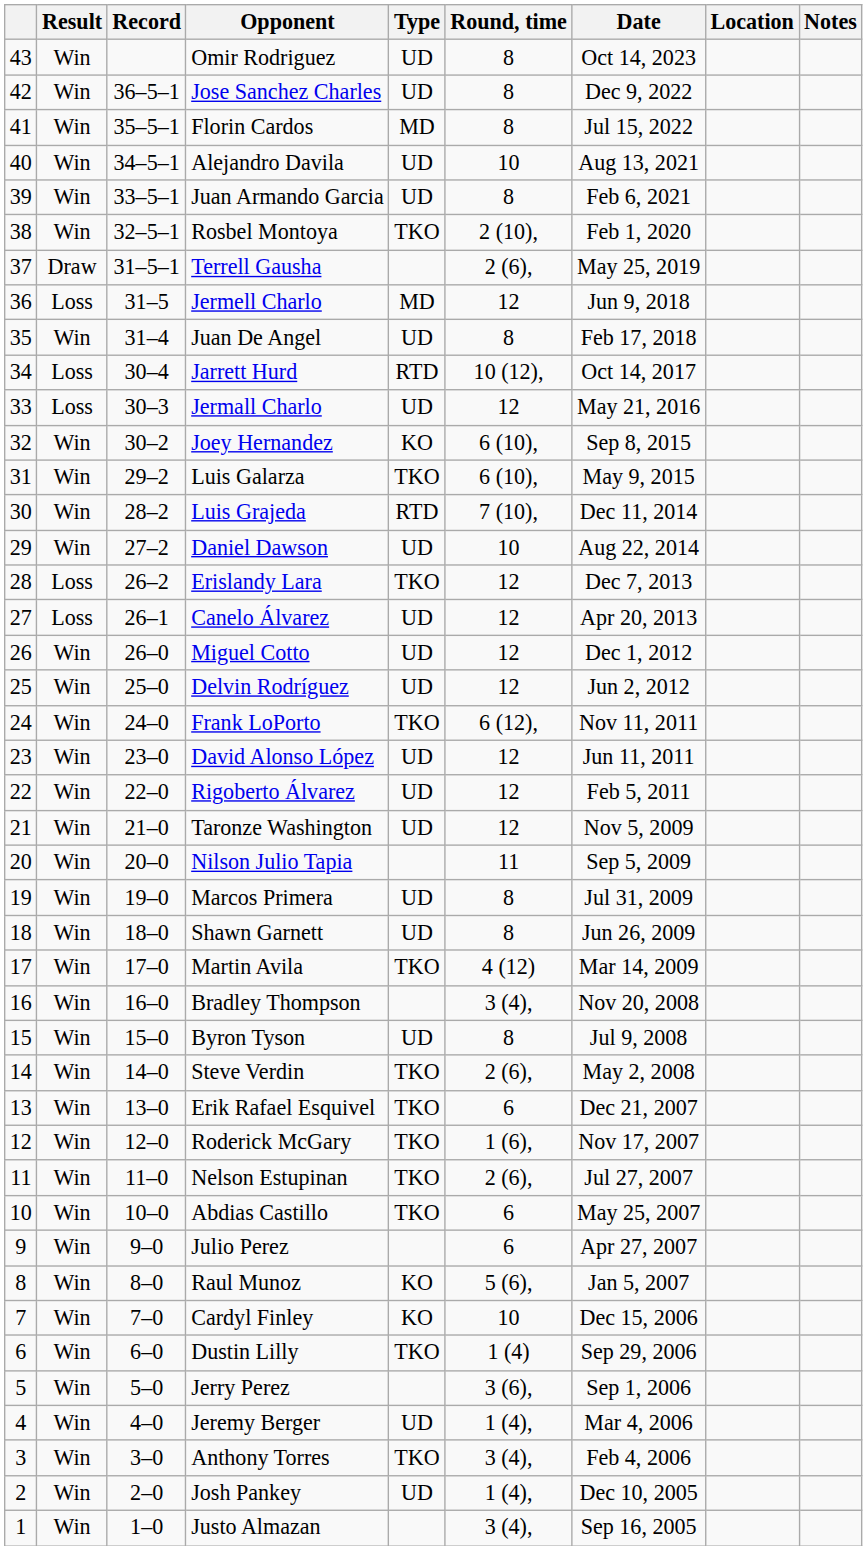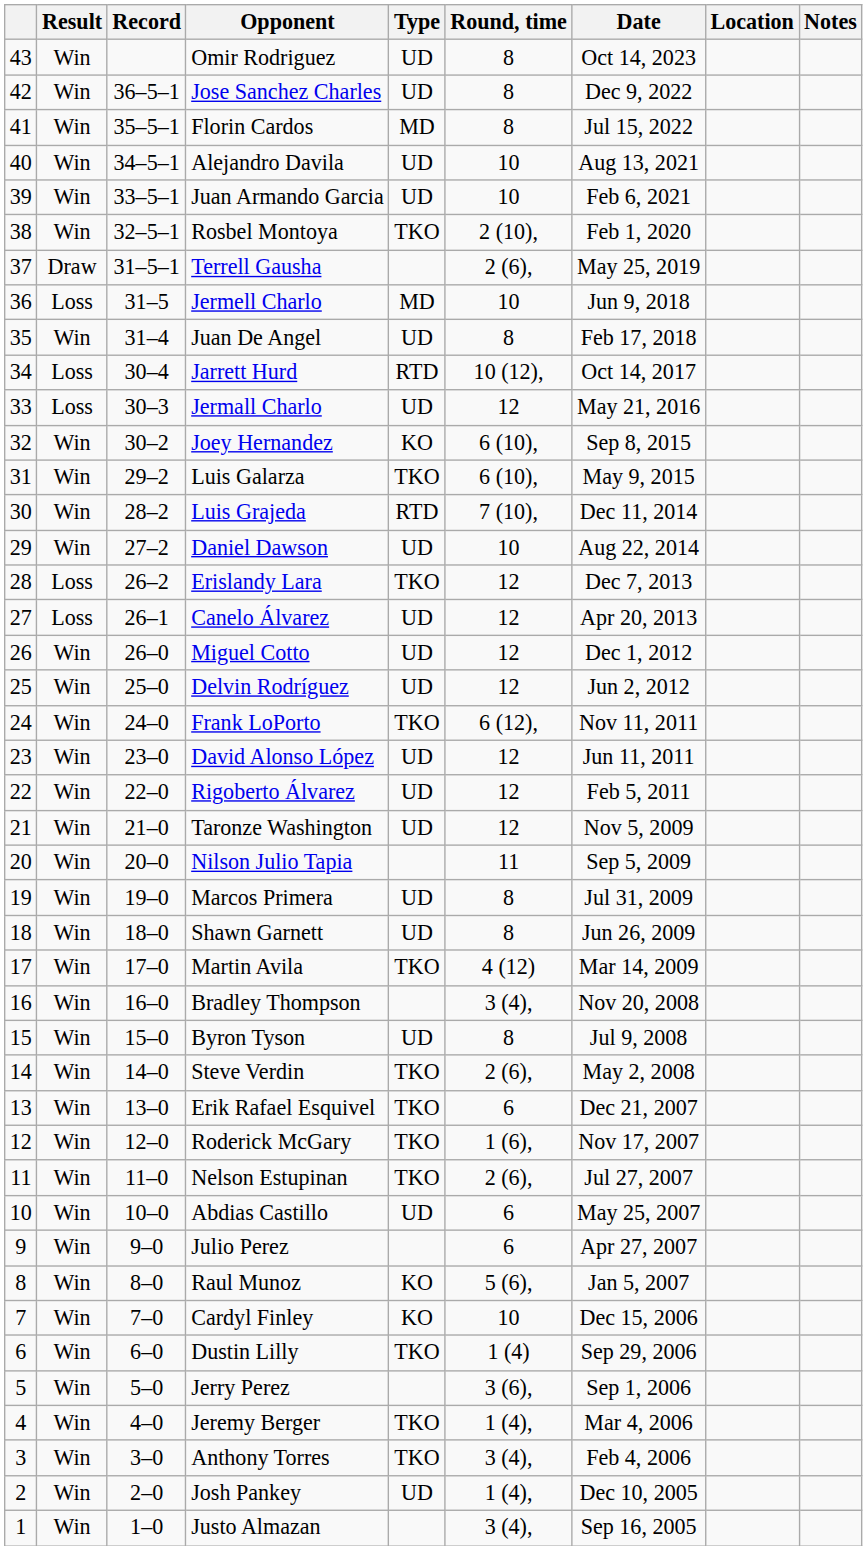(509, 197) 8 -> (509, 197) 10
(509, 302) 12 -> (509, 302) 10
(417, 1212) TKO -> (417, 1212) UD
(417, 1422) UD -> (417, 1422) TKO
